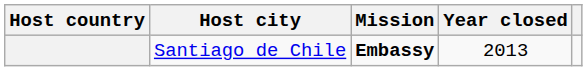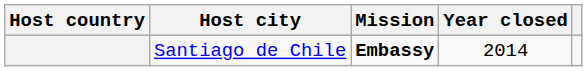(506, 51) 2013 -> (506, 51) 2014
